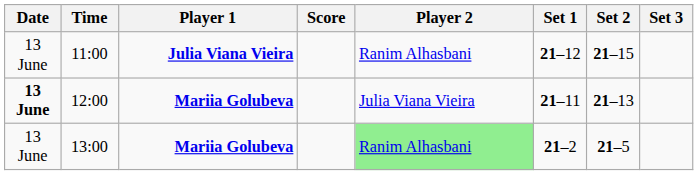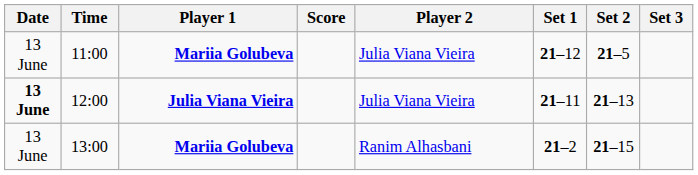(231, 54) Julia Viana Vieira -> (234, 54) Mariia Golubeva
(415, 54) Ranim Alhasbani -> (417, 54) Julia Viana Vieira
(613, 54) 21–15 -> (613, 54) 21–5
(234, 100) Mariia Golubeva -> (231, 100) Julia Viana Vieira
(415, 146) lightgreen background -> (415, 146) no background
(613, 146) 21–5 -> (613, 146) 21–15
